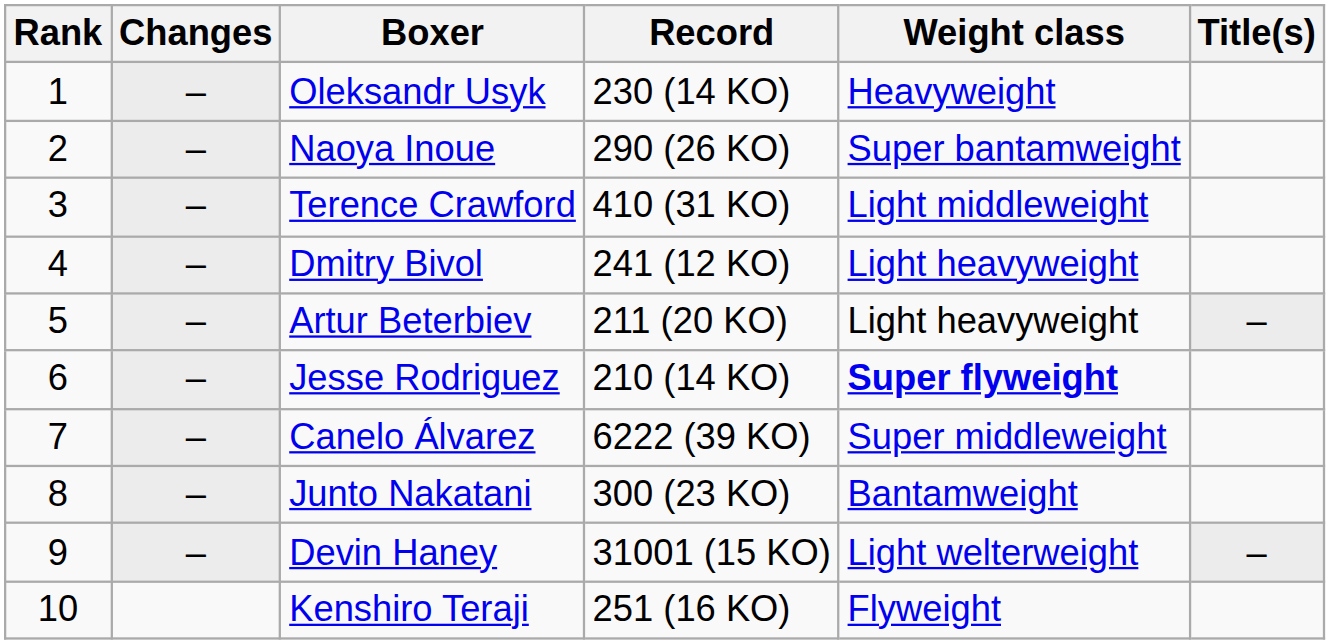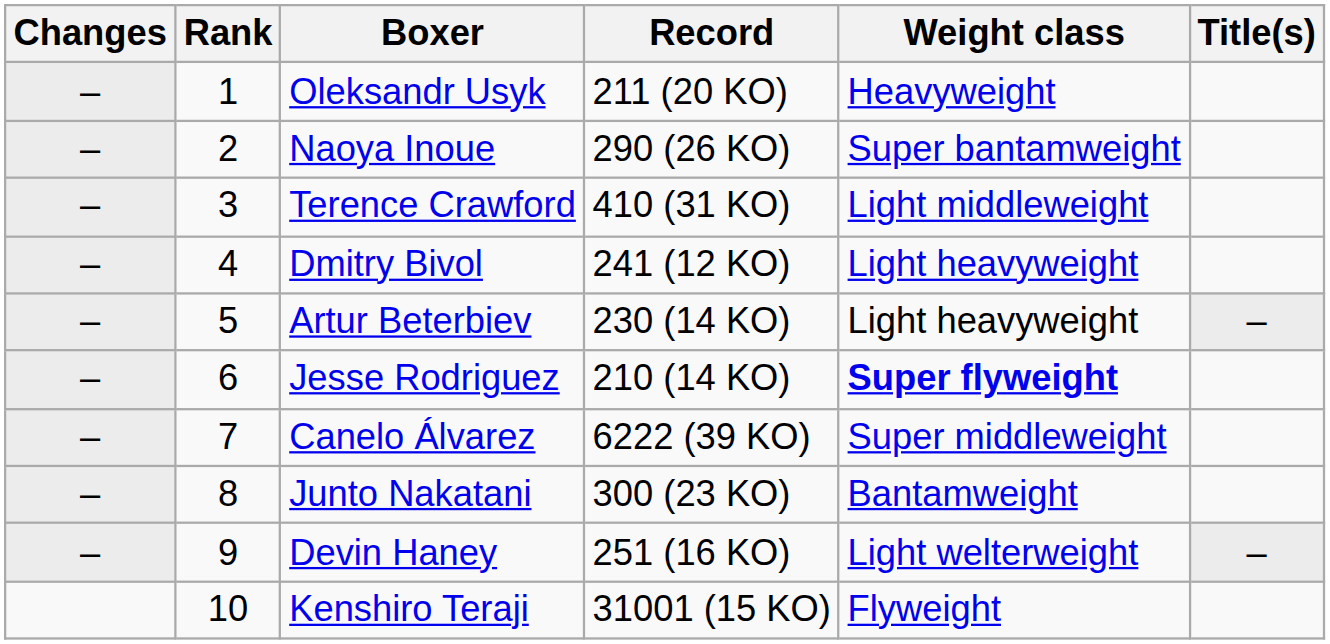columns swapped: (196, 33) <-> (58, 33)
(692, 90) 230 (14 KO) -> (690, 90) 211 (20 KO)
(690, 321) 211 (20 KO) -> (692, 321) 230 (14 KO)
(712, 551) 31001 (15 KO) -> (692, 551) 251 (16 KO)
(692, 609) 251 (16 KO) -> (712, 609) 31001 (15 KO)
